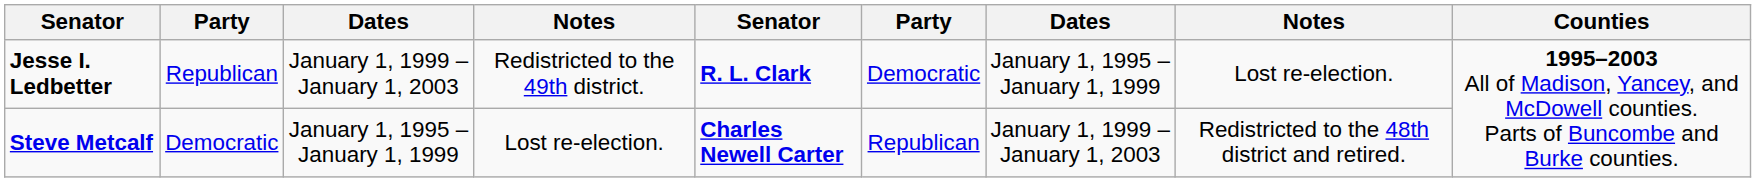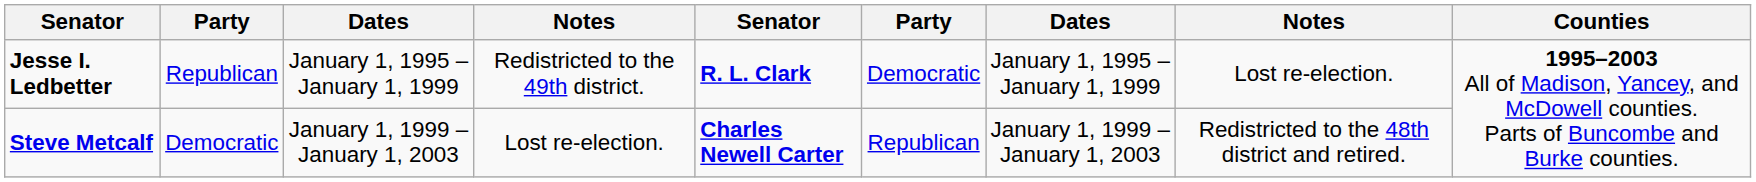(378, 74) January 1, 1999 – January 1, 2003 -> (378, 74) January 1, 1995 – January 1, 1999
(378, 142) January 1, 1995 – January 1, 1999 -> (378, 142) January 1, 1999 – January 1, 2003
